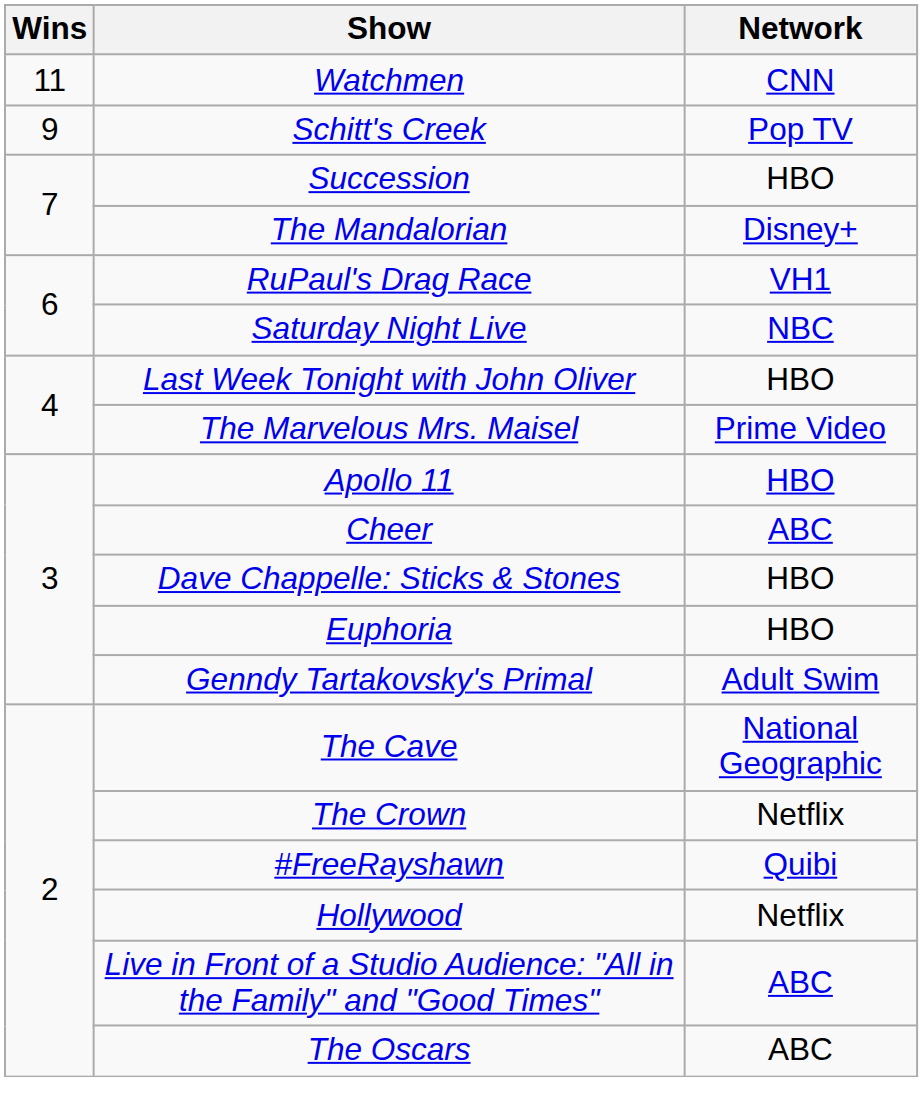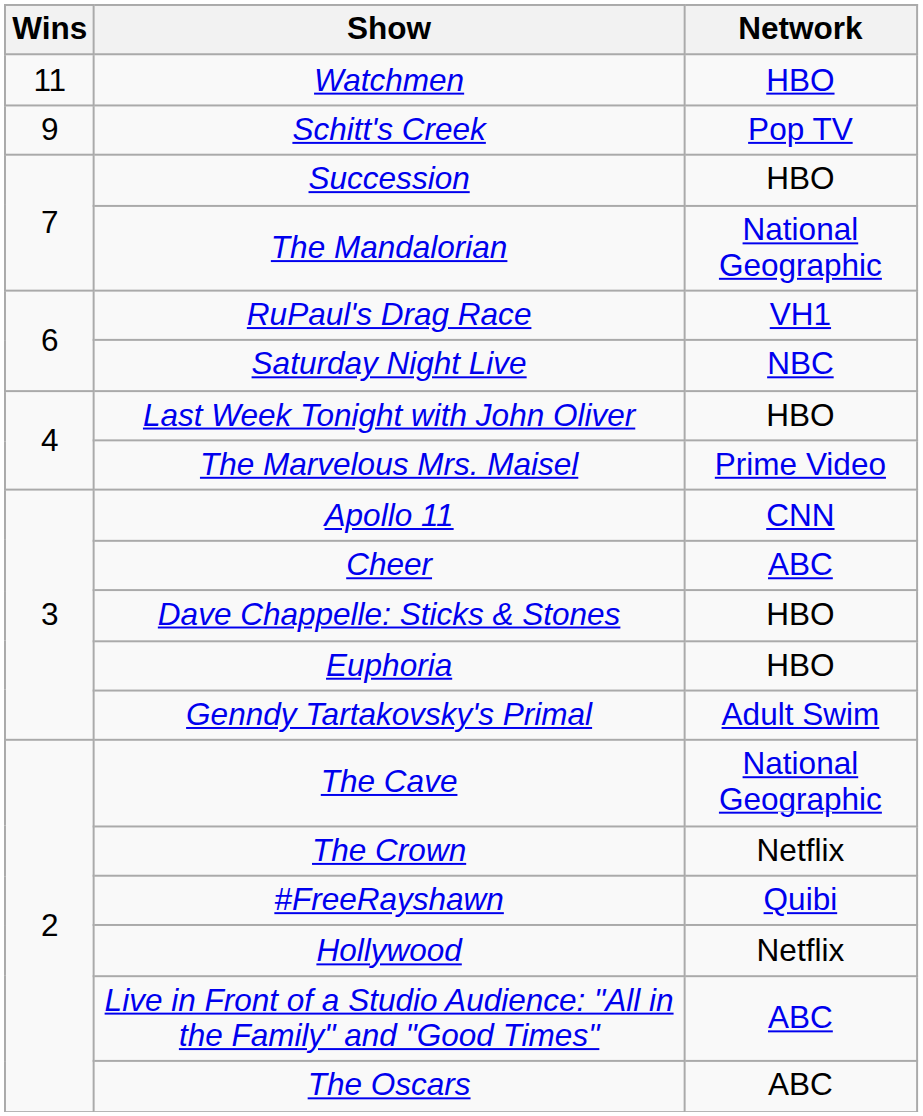(800, 79) CNN -> (800, 79) HBO
(800, 229) Disney+ -> (800, 247) National Geographic
(800, 479) HBO -> (800, 514) CNN
